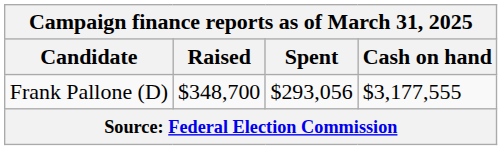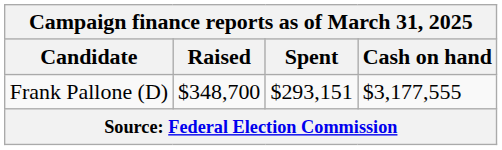(312, 91) $293,056 -> (312, 91) $293,151
